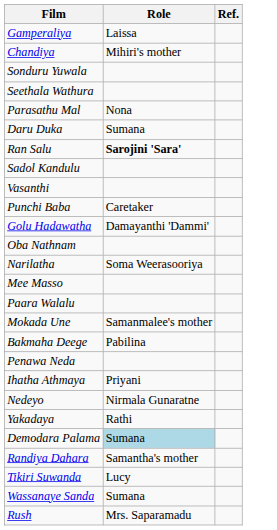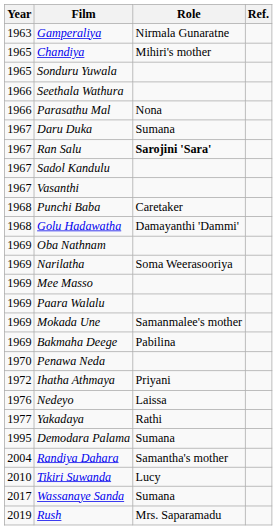+ column: (19, 14)
(121, 33) Laissa -> (182, 33) Nirmala Gunaratne
(152, 399) Nirmala Gunaratne -> (151, 399) Laissa
(125, 438) lightblue background -> (155, 438) no background
